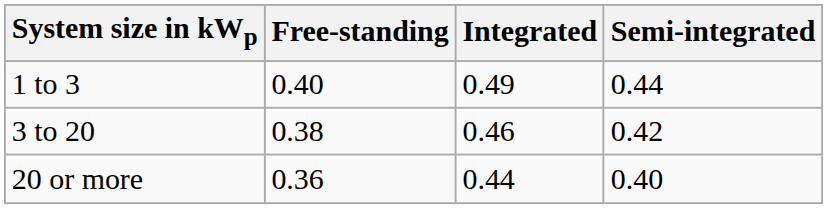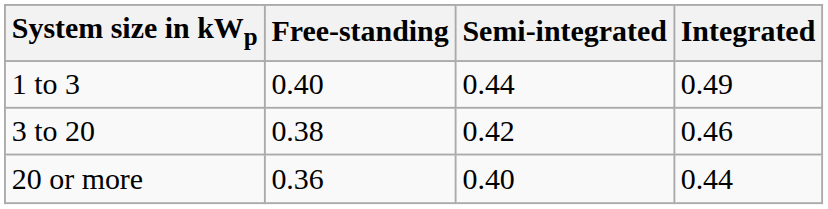columns swapped: (713, 32) <-> (530, 32)
